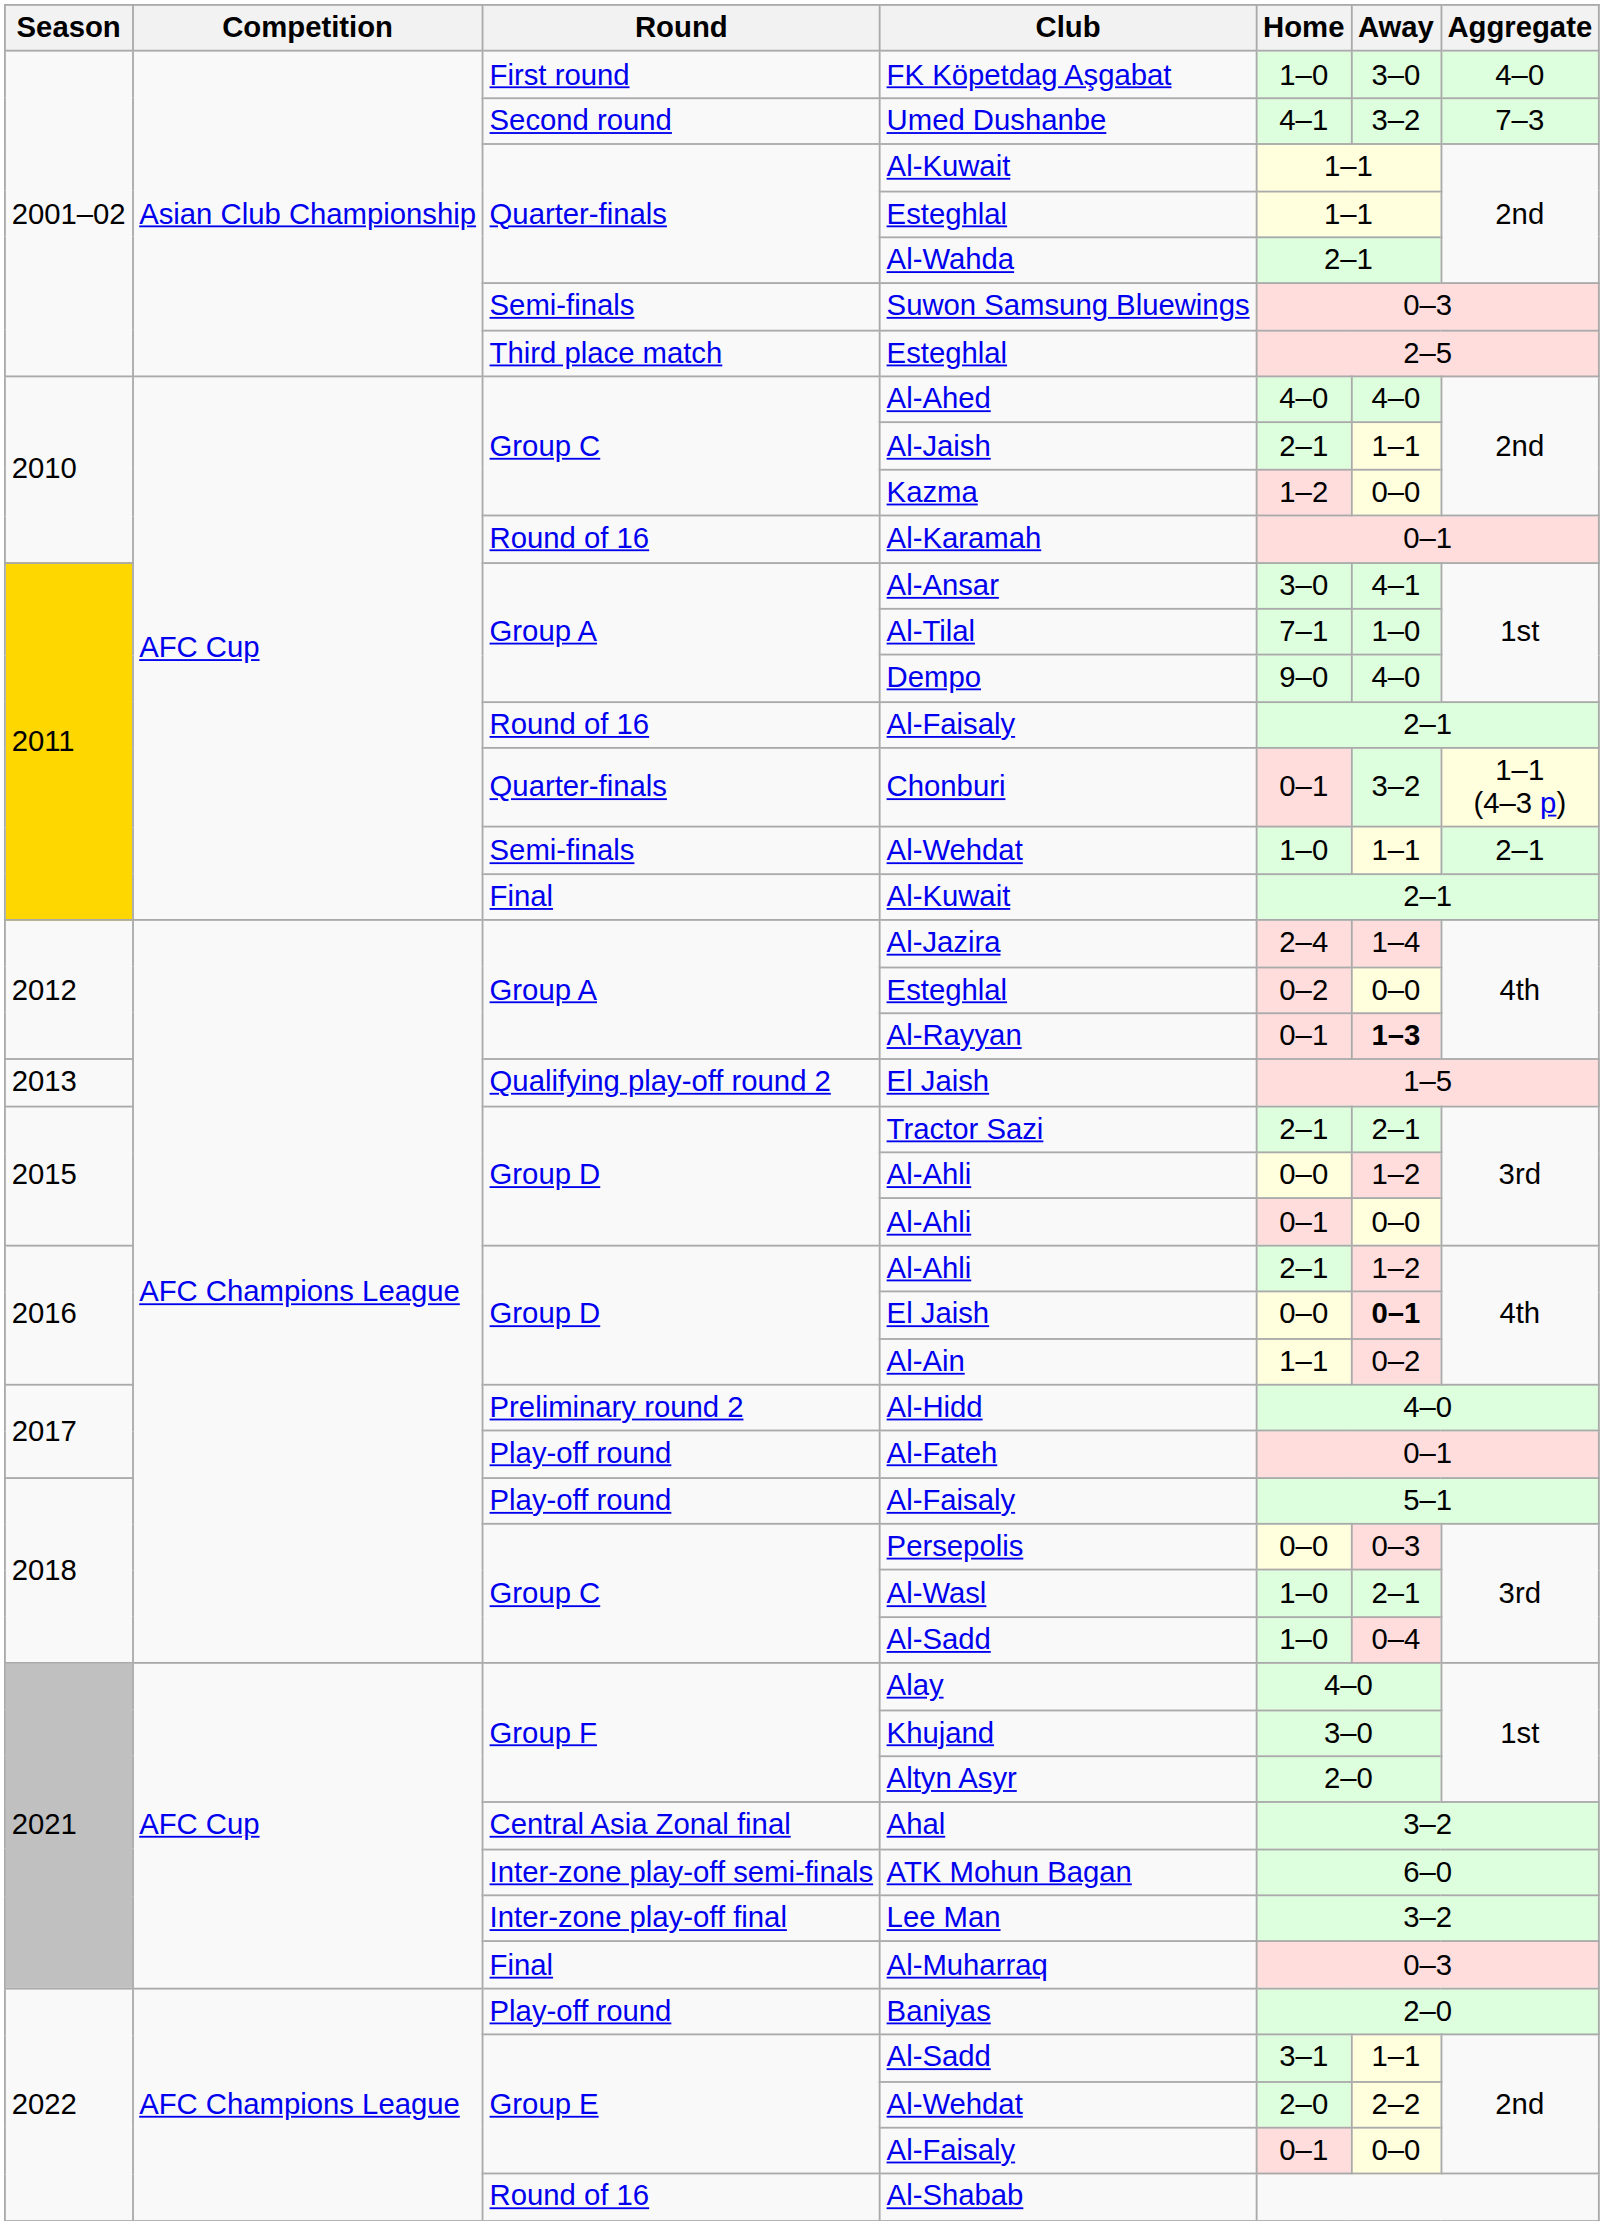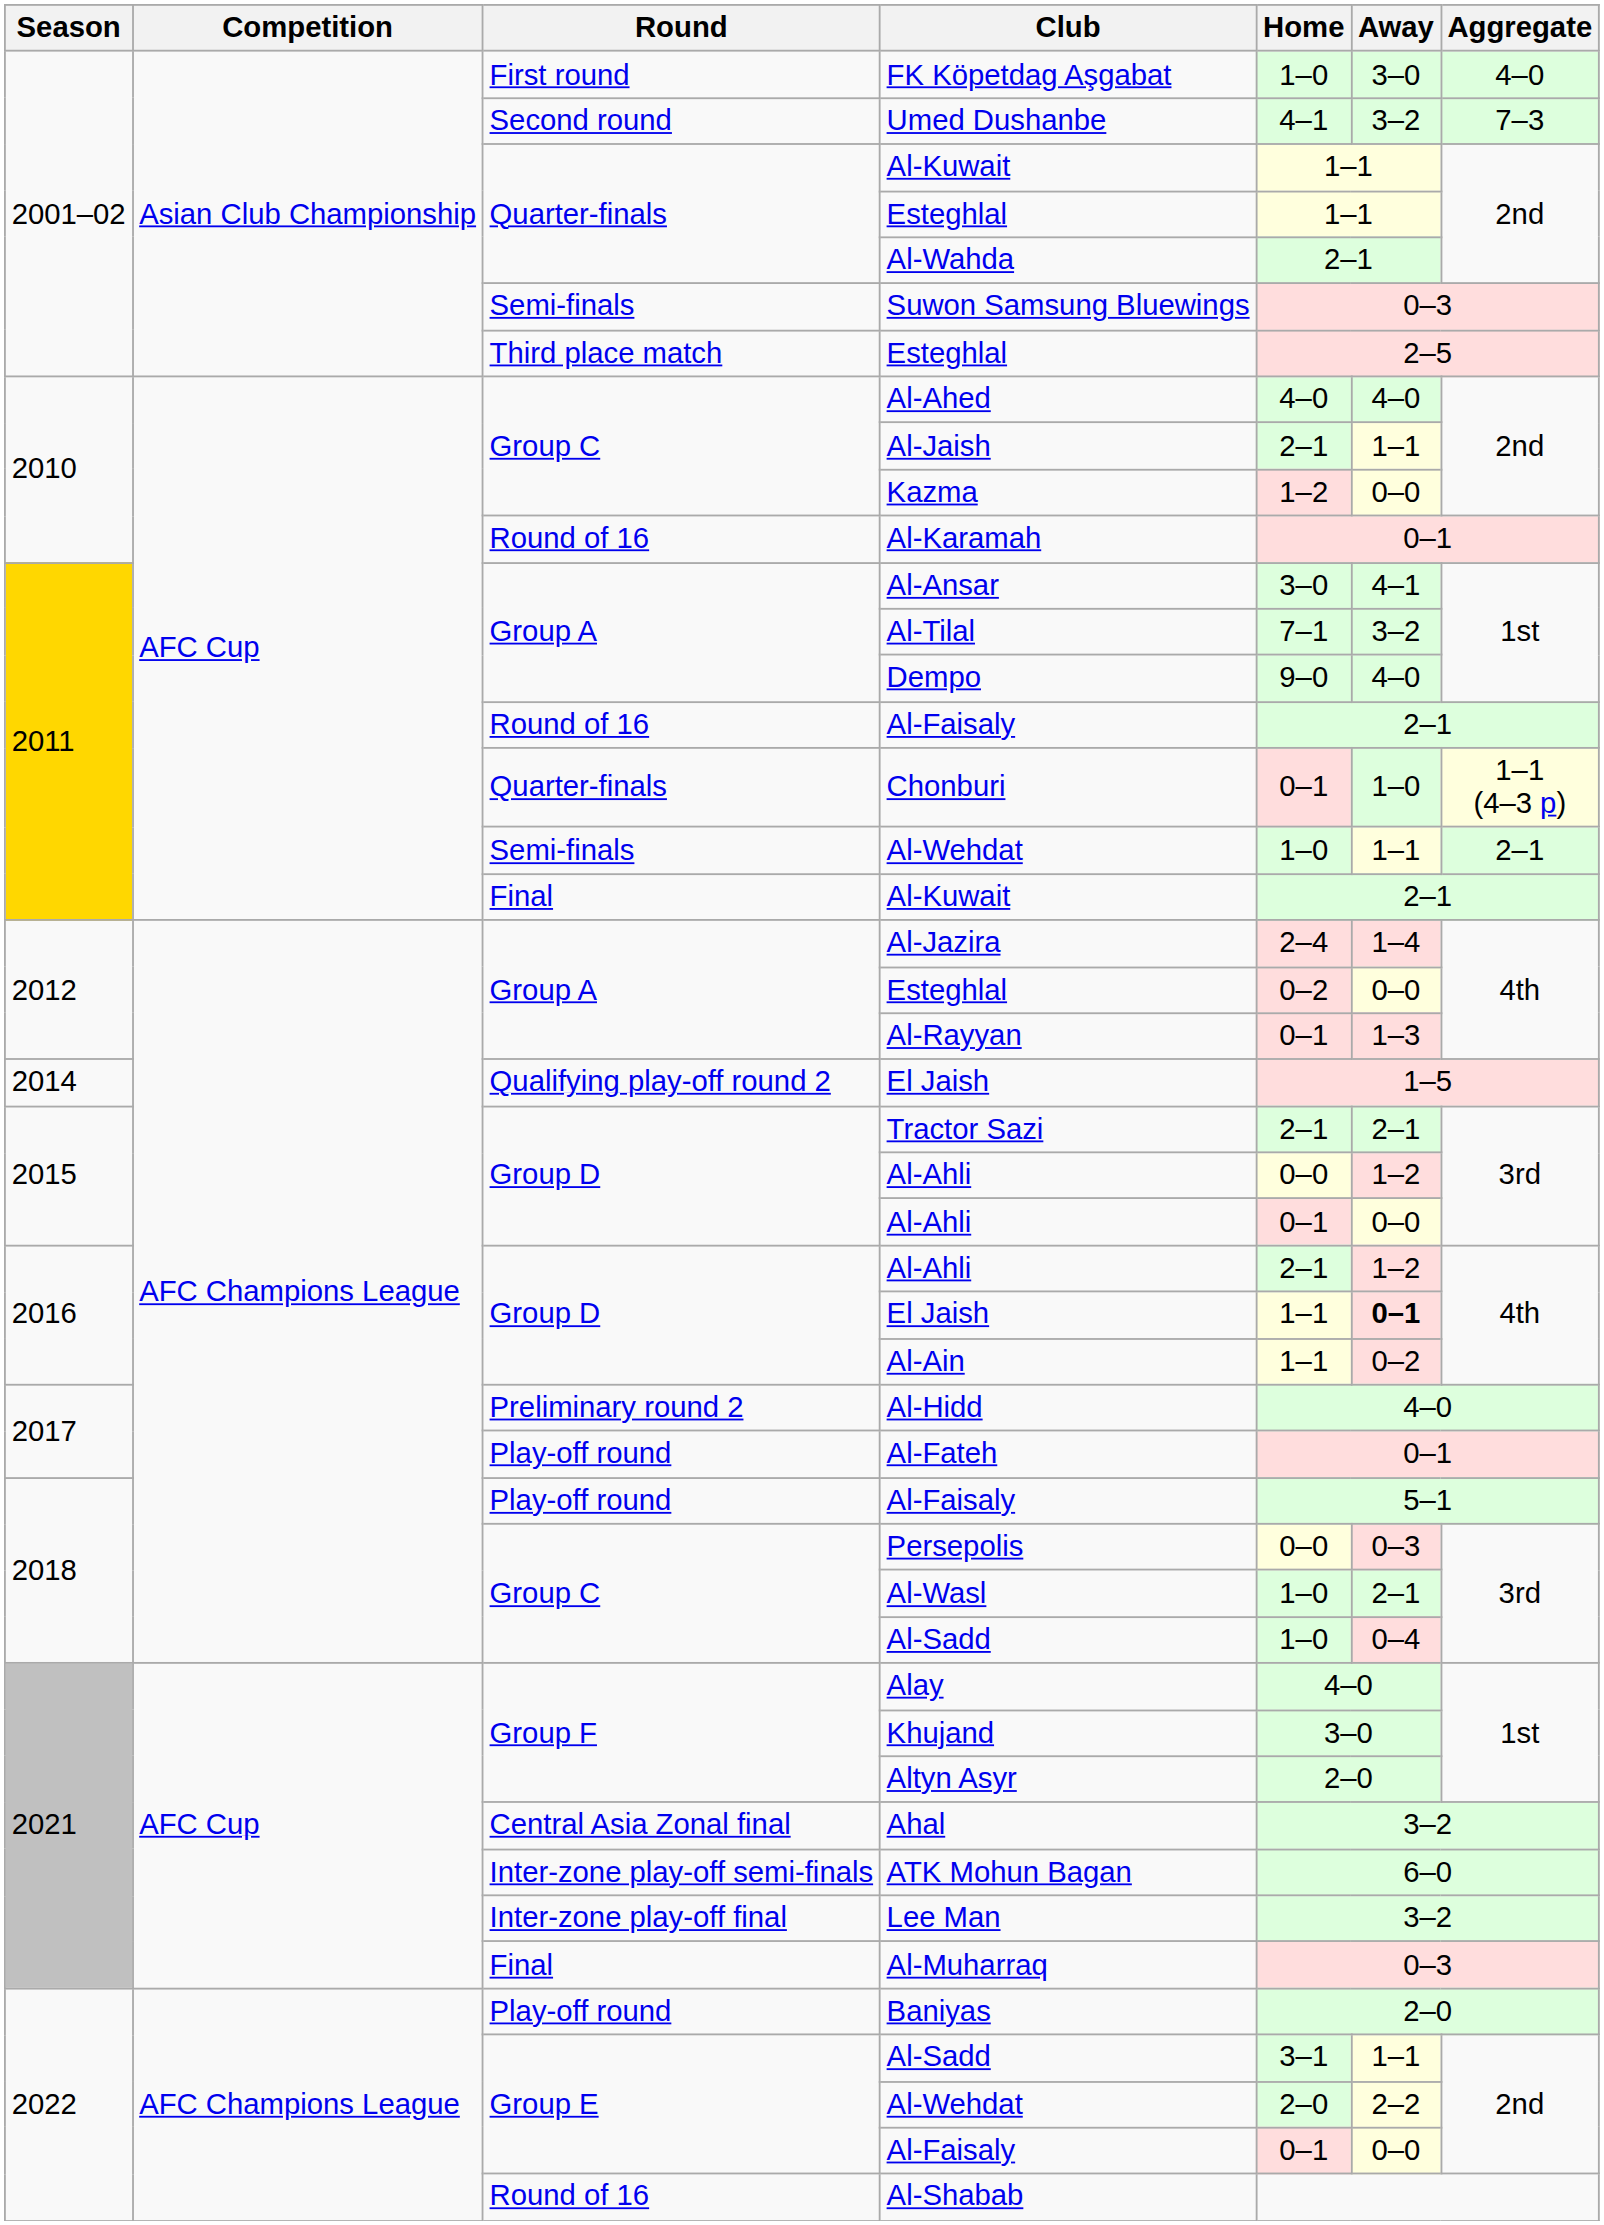(1396, 631) 1–0 -> (1396, 631) 3–2
(1396, 787) 3–2 -> (1396, 787) 1–0
(1396, 1035) bold -> (1396, 1035) normal
(44, 1082) 2013 -> (44, 1082) 2014
(1304, 1314) 0–0 -> (1304, 1314) 1–1
